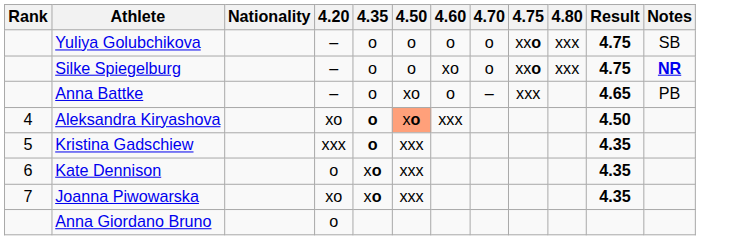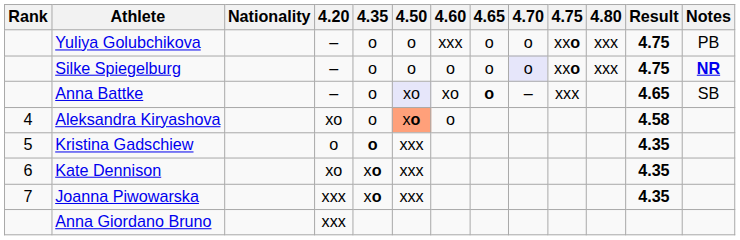+ column: (489, 17)
(450, 42) o -> (450, 42) xxx
(670, 42) SB -> (708, 42) PB
(450, 68) xo -> (450, 68) o
(489, 68) no background -> (528, 68) lavender background
(412, 94) no background -> (412, 94) lavender background
(450, 94) o -> (450, 94) xo
(670, 94) PB -> (708, 94) SB
(373, 119) bold -> (373, 119) normal
(450, 119) xxx -> (450, 119) o
(615, 119) 4.50 -> (654, 119) 4.58
(334, 145) xxx -> (334, 145) o
(334, 171) o -> (334, 171) xo
(334, 196) xo -> (334, 196) xxx
(334, 222) o -> (334, 222) xxx
